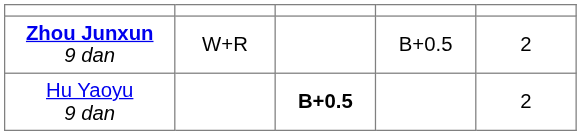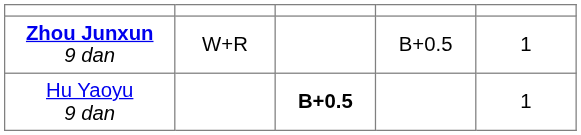(526, 44) 2 -> (526, 44) 1
(526, 101) 2 -> (526, 101) 1
